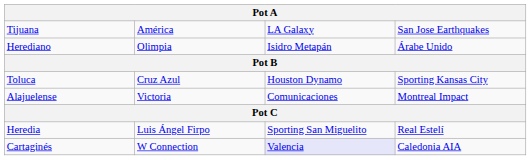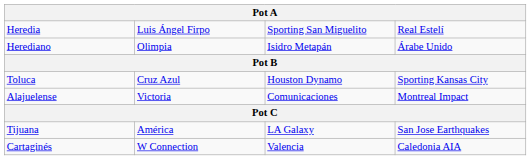rows swapped: (23, 29) <-> (23, 130)
(285, 146) lavender background -> (285, 146) no background
